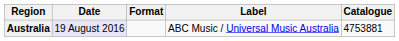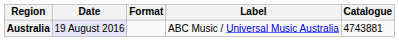(363, 28) 4753881 -> (363, 28) 4743881
